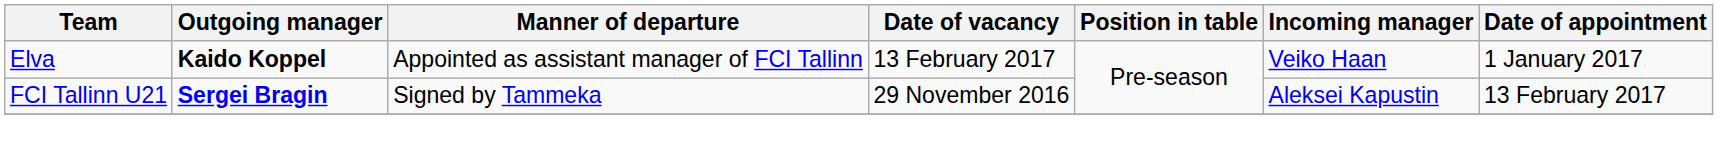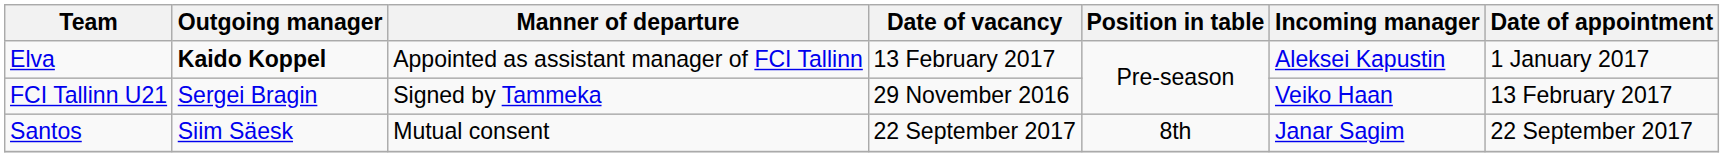(1327, 59) Veiko Haan -> (1360, 59) Aleksei Kapustin
(253, 95) bold -> (248, 95) normal
(1354, 95) Aleksei Kapustin -> (1334, 95) Veiko Haan
+ row: (46, 132)
